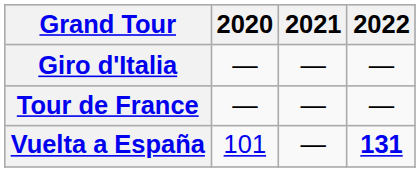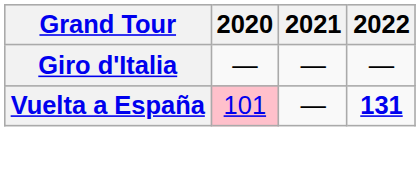- row: (108, 105)
(245, 145) no background -> (245, 105) pink background
